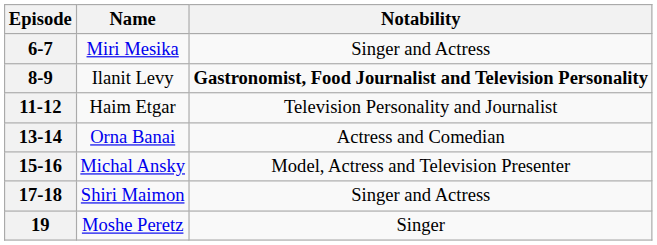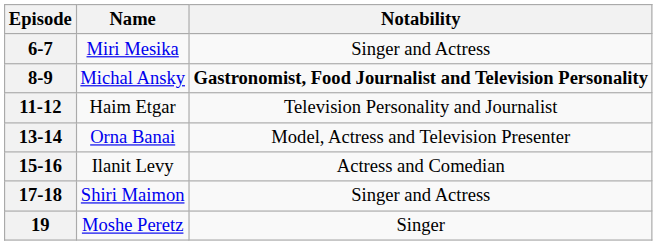(133, 78) Ilanit Levy -> (133, 78) Michal Ansky
(421, 136) Actress and Comedian -> (421, 136) Model, Actress and Television Presenter
(133, 166) Michal Ansky -> (133, 166) Ilanit Levy
(421, 166) Model, Actress and Television Presenter -> (421, 166) Actress and Comedian
